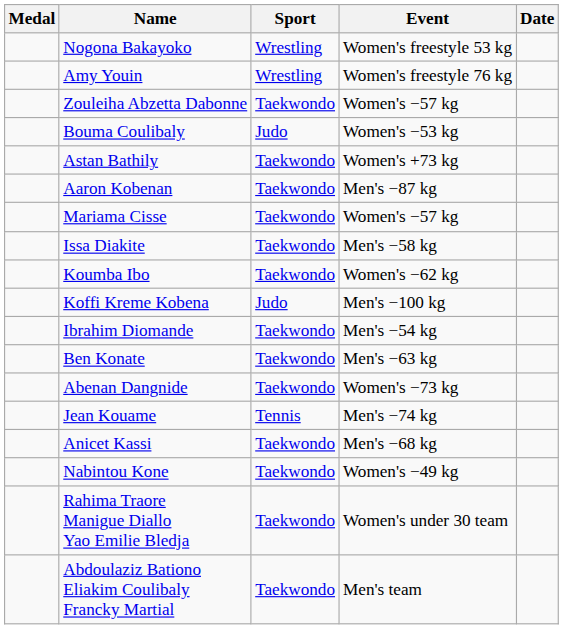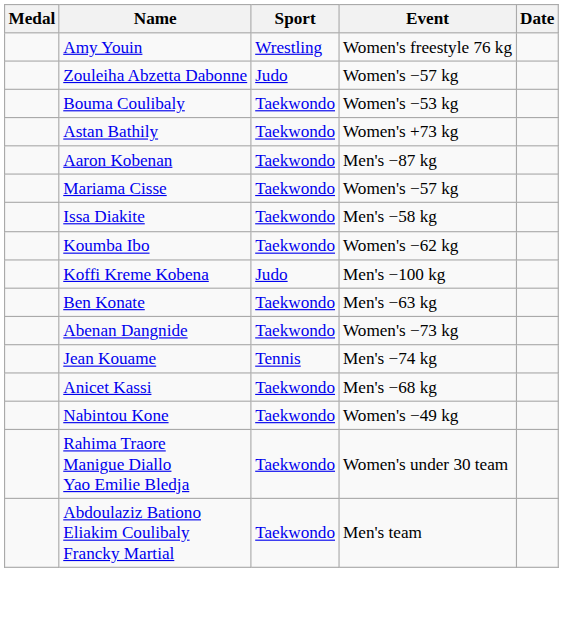- row: (127, 47)
(295, 103) Taekwondo -> (271, 75) Judo
(271, 132) Judo -> (295, 103) Taekwondo
- row: (128, 330)
